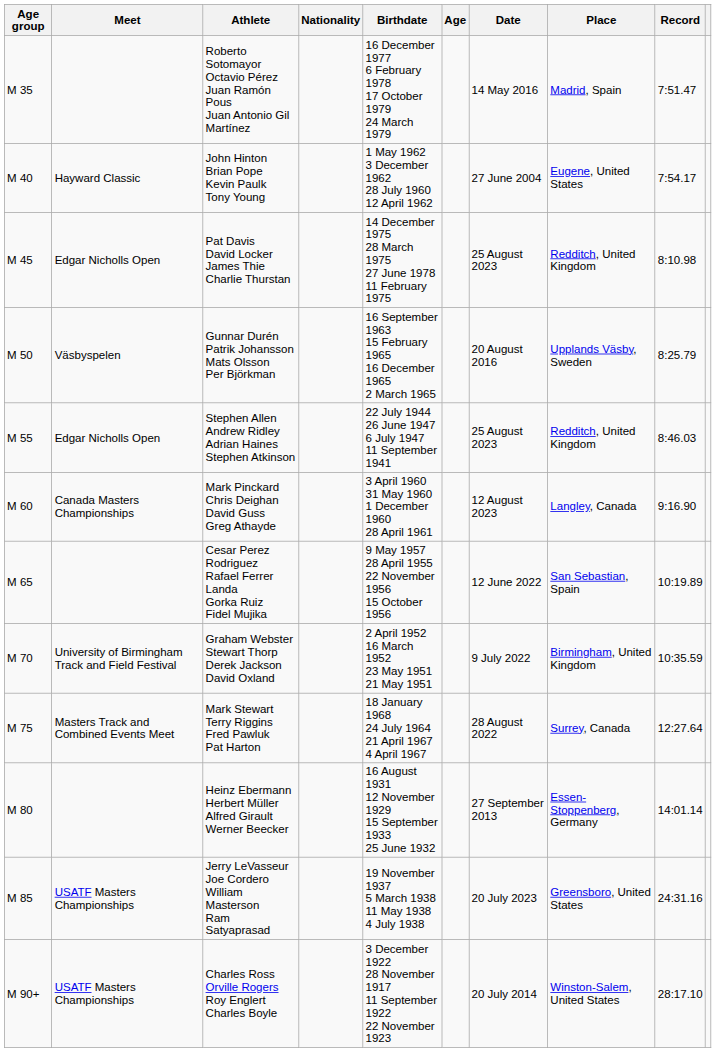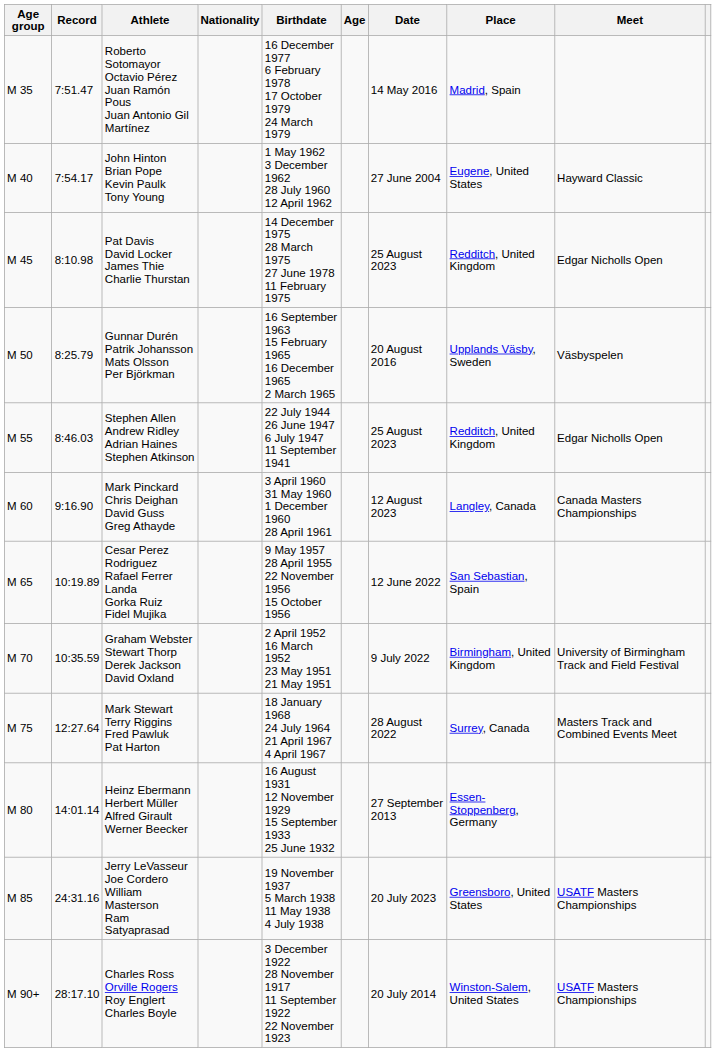columns swapped: (680, 20) <-> (127, 20)
